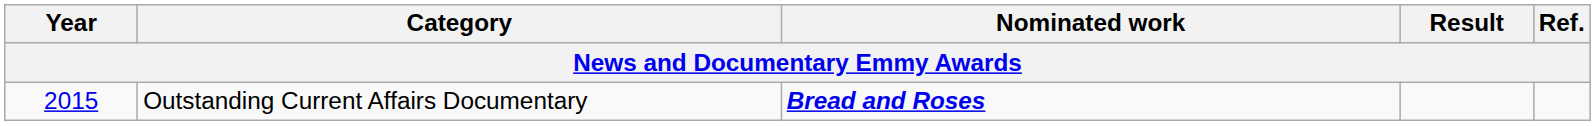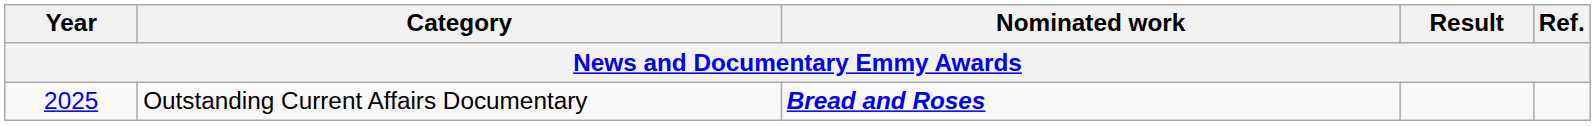(71, 100) 2015 -> (71, 100) 2025
